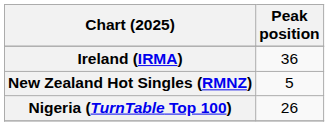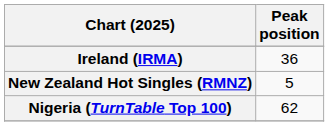(289, 108) 26 -> (289, 108) 62
